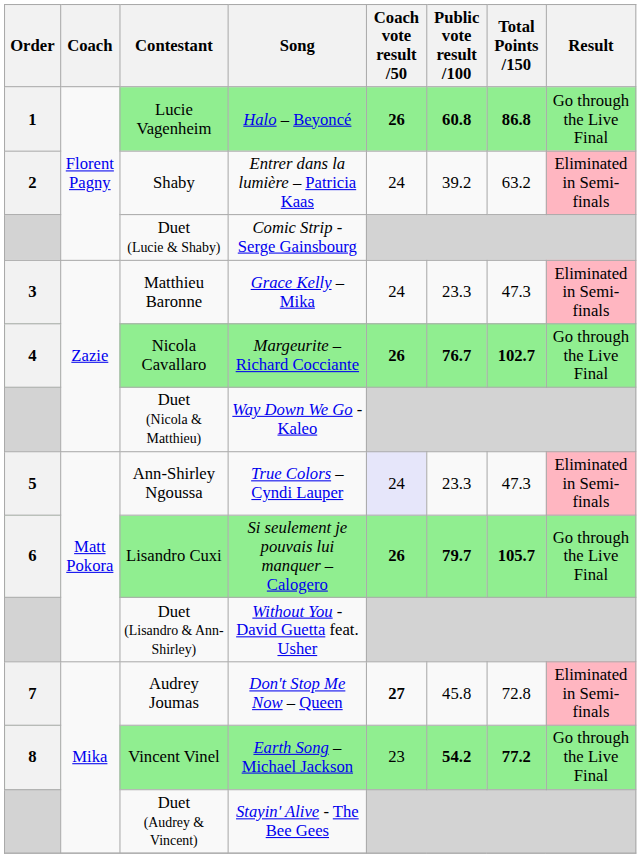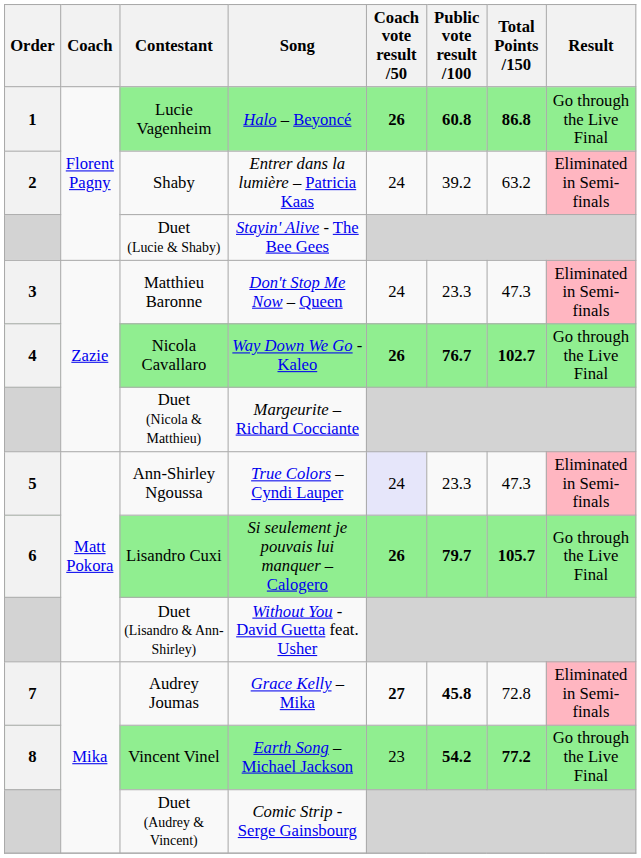(297, 237) Comic Strip - Serge Gainsbourg -> (297, 237) Stayin' Alive - The Bee Gees
(297, 291) Grace Kelly – Mika -> (297, 291) Don't Stop Me Now – Queen
(297, 355) Margeurite – Richard Cocciante -> (297, 355) Way Down We Go - Kaleo
(297, 419) Way Down We Go - Kaleo -> (297, 419) Margeurite – Richard Cocciante
(297, 693) Don't Stop Me Now – Queen -> (297, 693) Grace Kelly – Mika
(457, 693) normal -> (457, 693) bold
(297, 821) Stayin' Alive - The Bee Gees -> (297, 821) Comic Strip - Serge Gainsbourg
